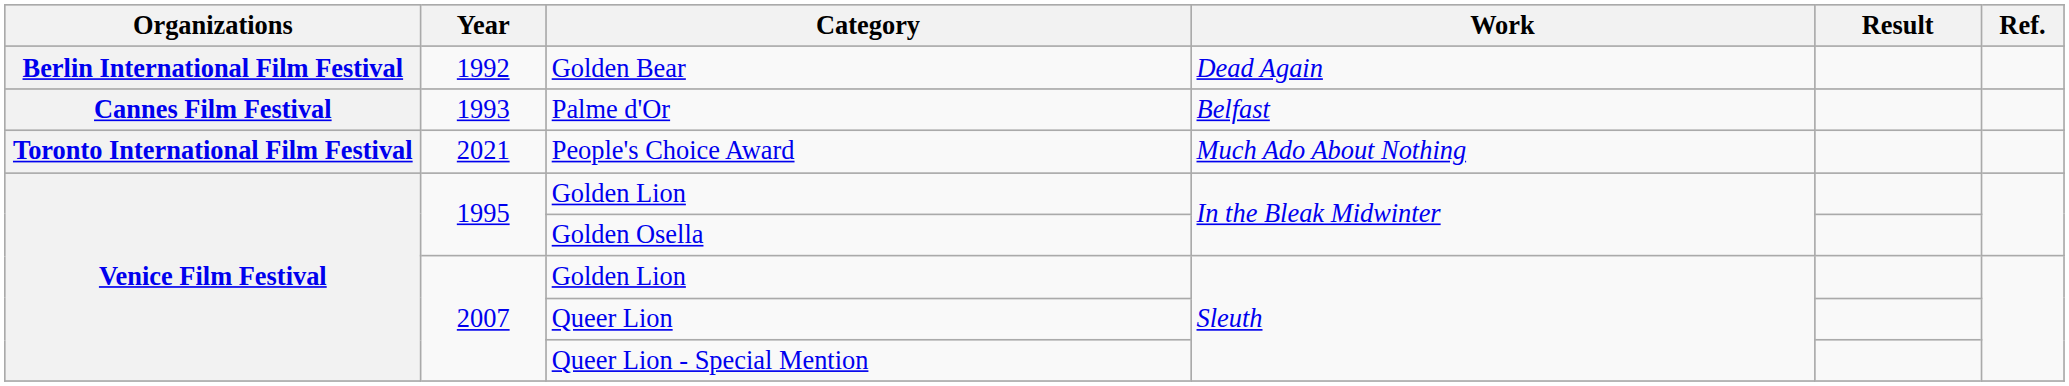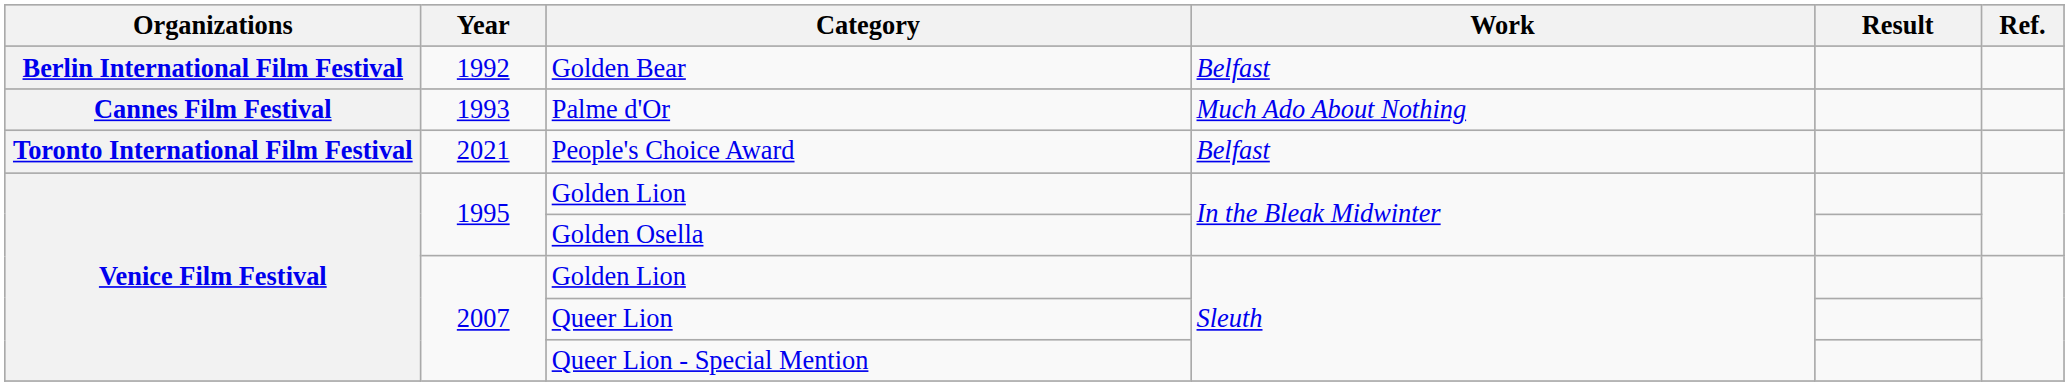(1260, 67) Dead Again -> (1233, 67) Belfast
(1233, 109) Belfast -> (1331, 109) Much Ado About Nothing
(1331, 151) Much Ado About Nothing -> (1233, 151) Belfast
